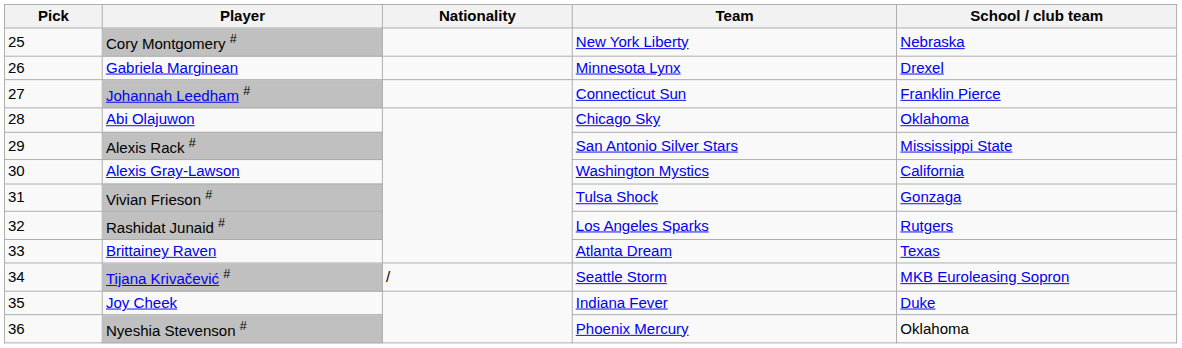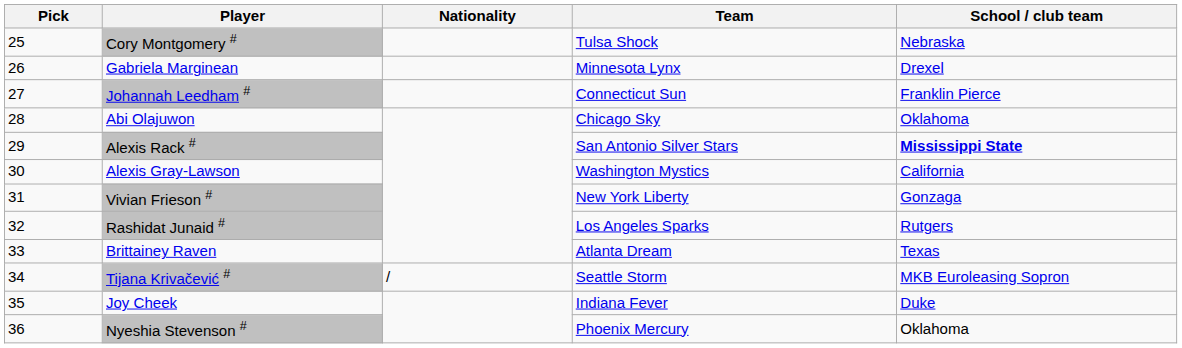(632, 42) New York Liberty -> (617, 42) Tulsa Shock
(956, 145) normal -> (961, 145) bold
(617, 197) Tulsa Shock -> (632, 197) New York Liberty
